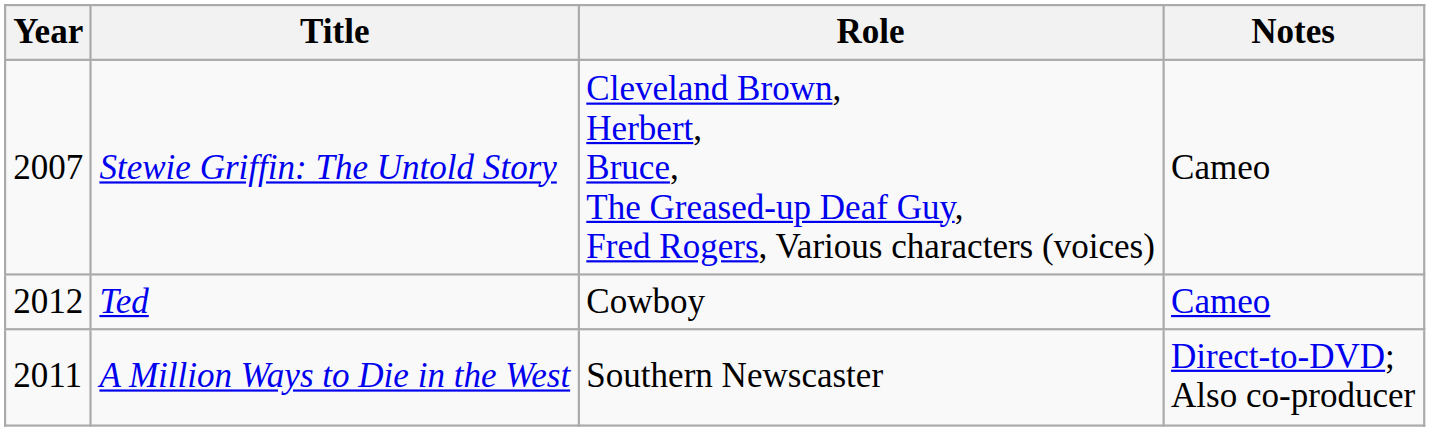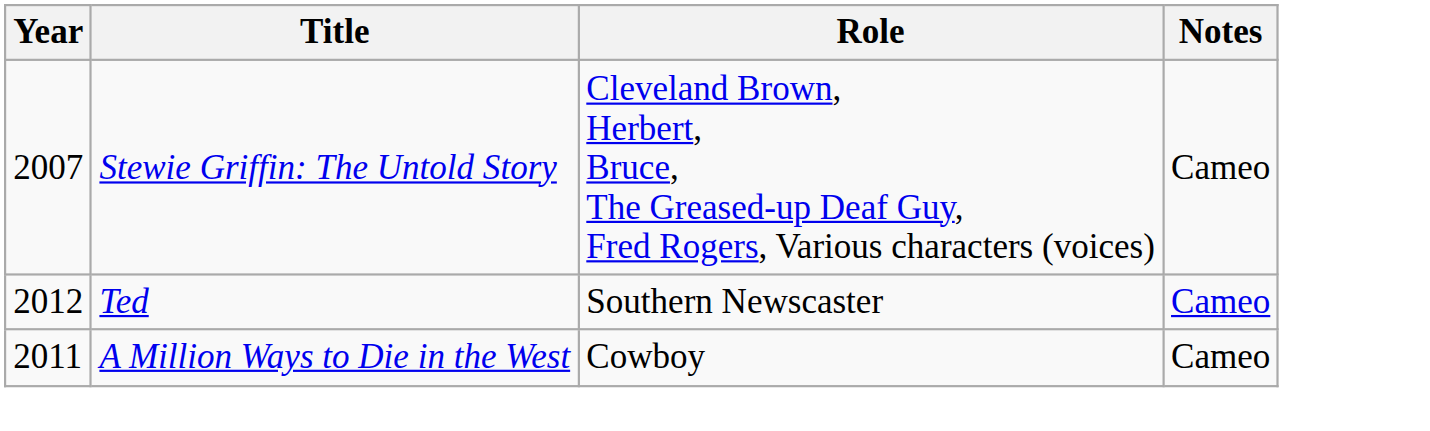(646, 301) Cowboy -> (735, 301) Southern Newscaster
(735, 376) Southern Newscaster -> (646, 356) Cowboy
(1293, 376) Direct-to-DVD; Also co-producer -> (1221, 356) Cameo
